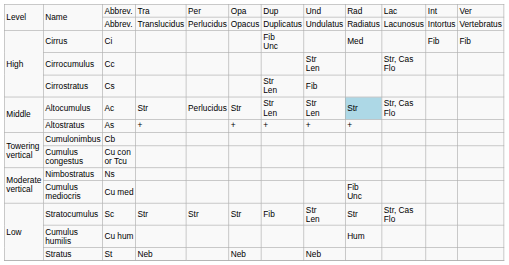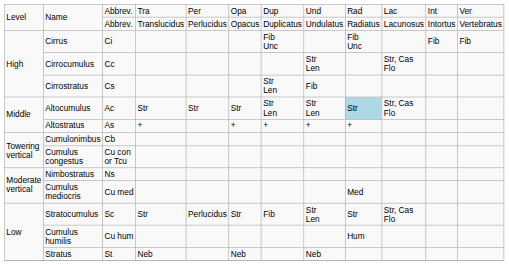(355, 41) Med -> (355, 41) Fib Unc
(207, 108) Perlucidus -> (193, 108) Str
(355, 192) Fib Unc -> (355, 192) Med
(193, 214) Str -> (207, 214) Perlucidus
